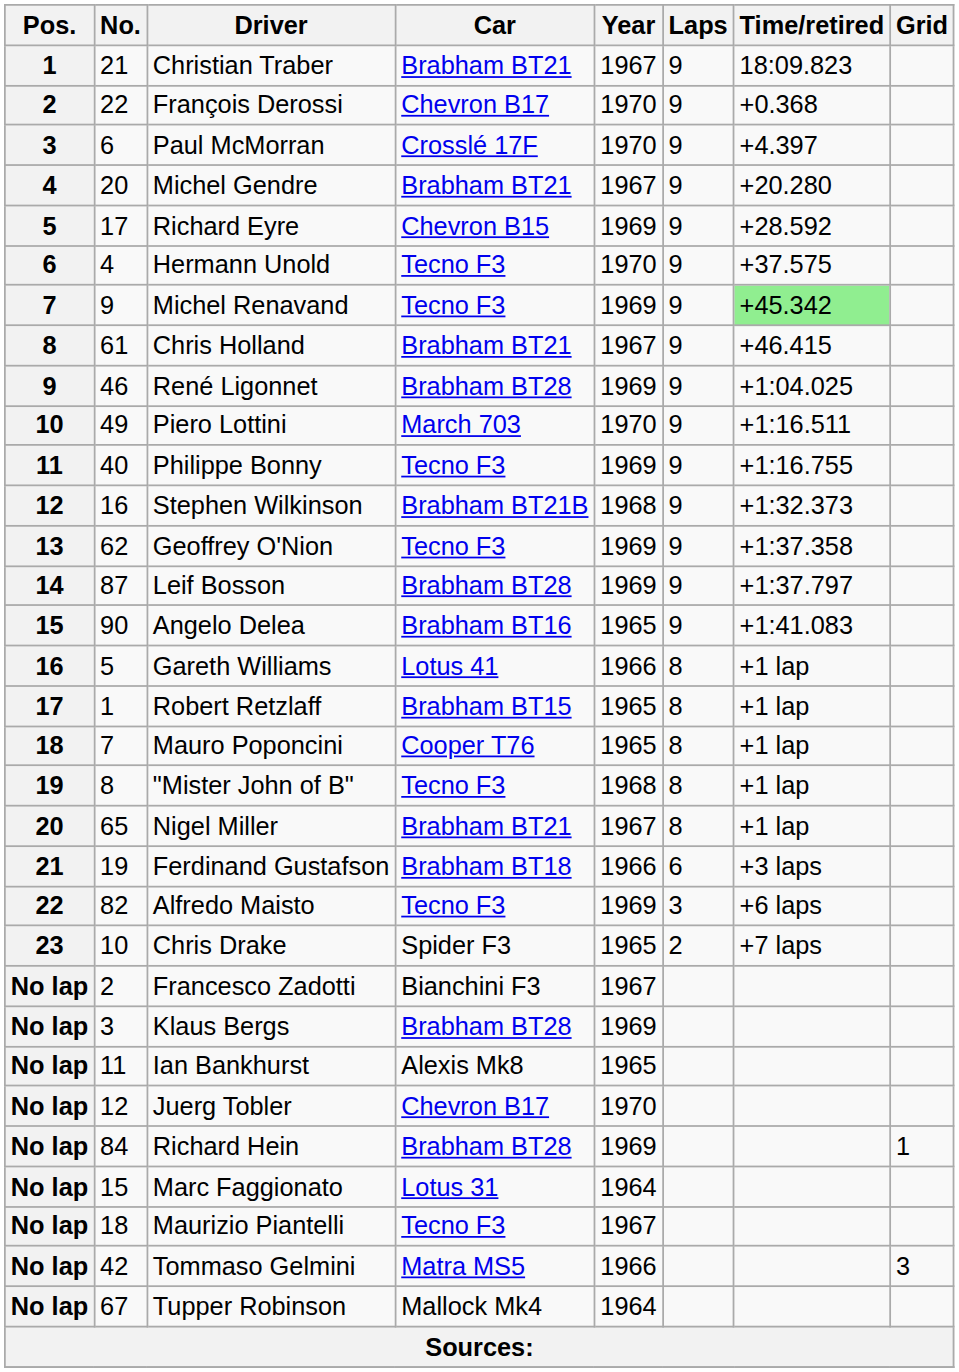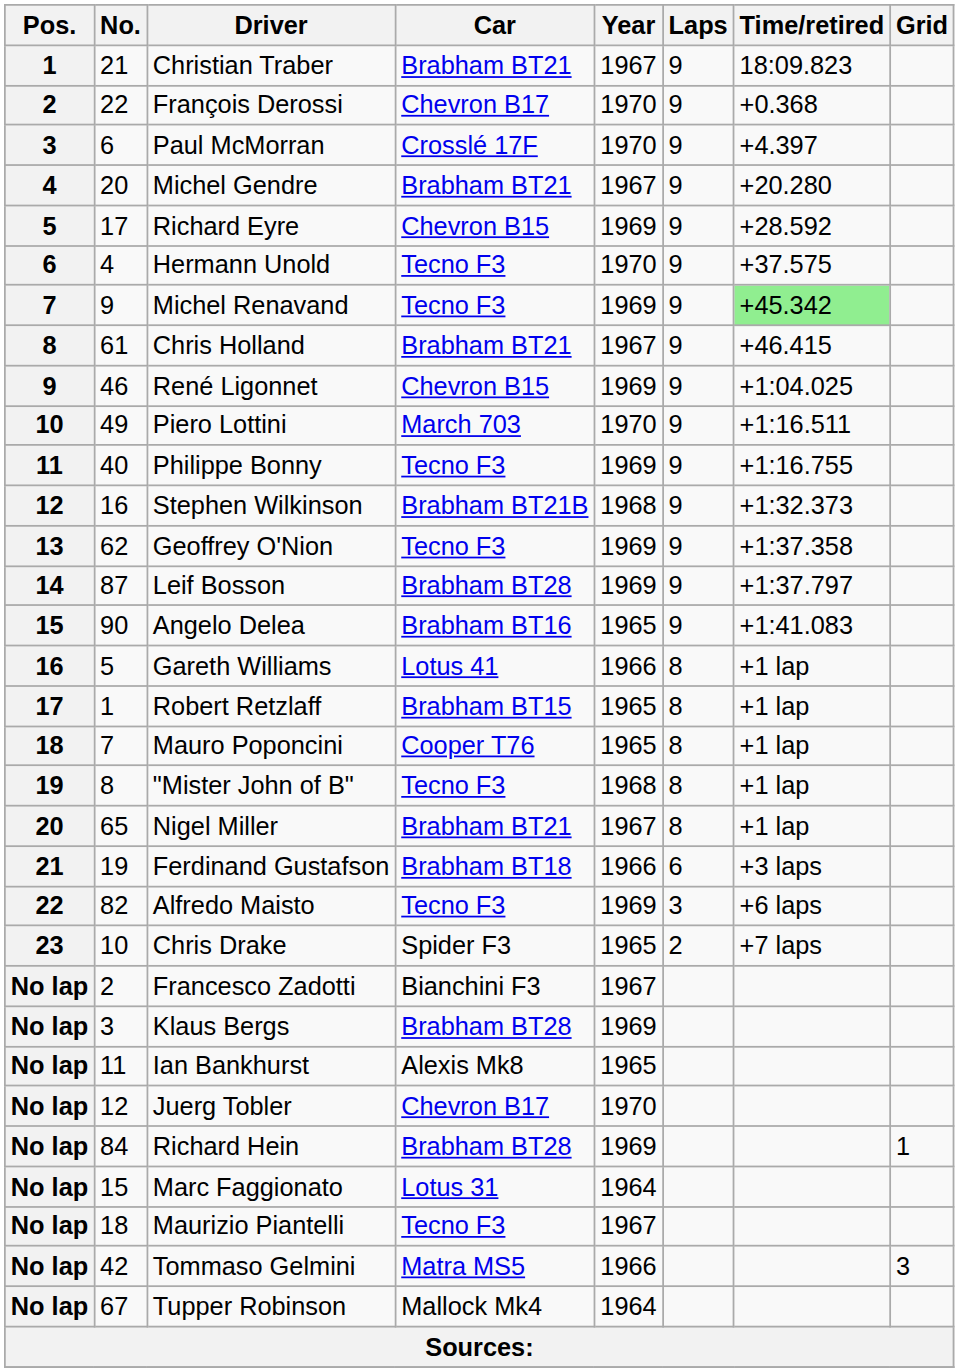(486, 386) Brabham BT28 -> (475, 386) Chevron B15
